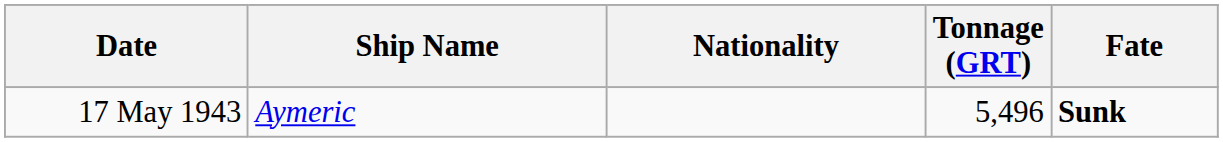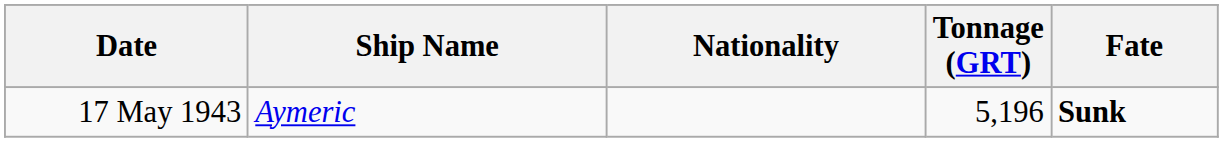(1009, 111) 5,496 -> (1009, 111) 5,196
